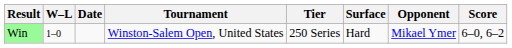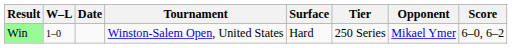columns swapped: (315, 14) <-> (366, 14)
